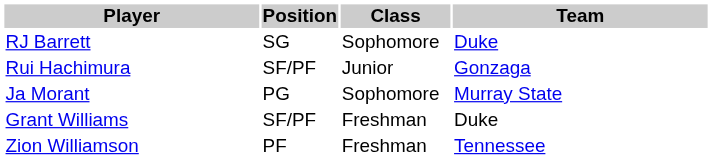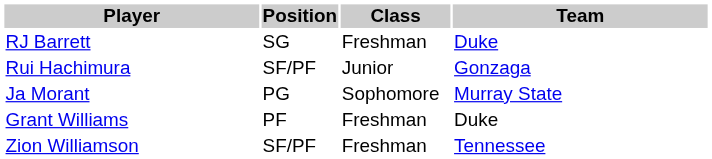(391, 42) Sophomore -> (384, 42) Freshman
(289, 119) SF/PF -> (275, 119) PF
(275, 145) PF -> (289, 145) SF/PF
